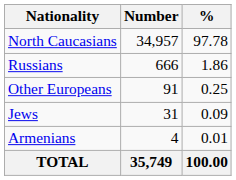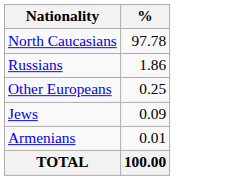- column: (151, 16)
